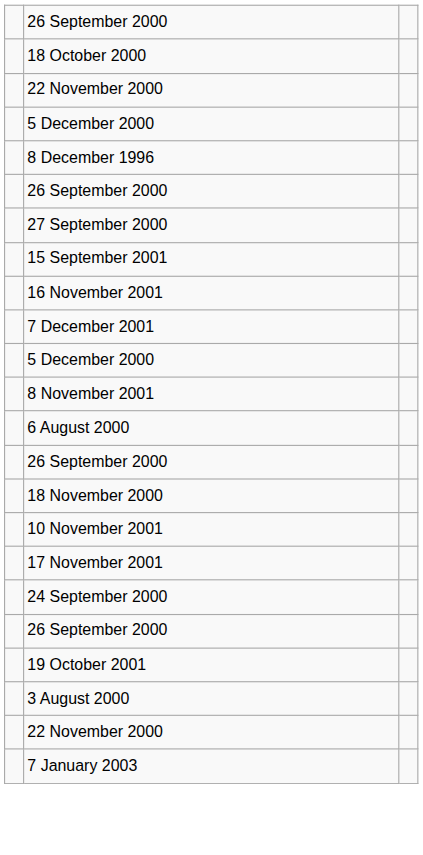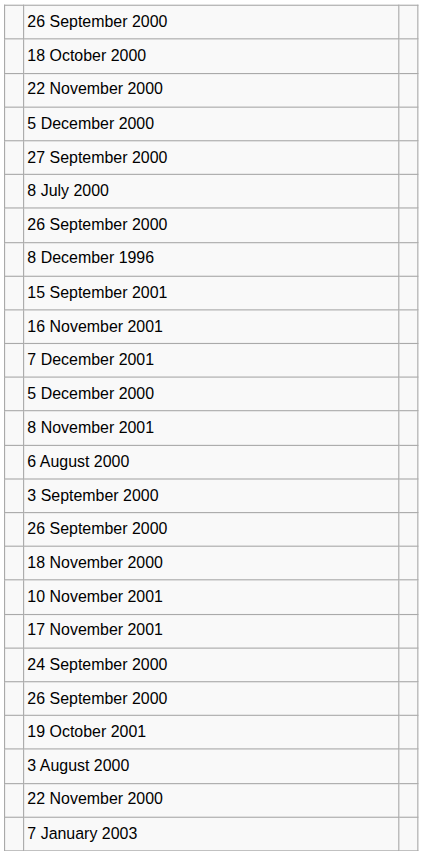rows swapped: (14, 158) <-> (14, 225)
+ row: (14, 191)
+ row: (14, 496)
